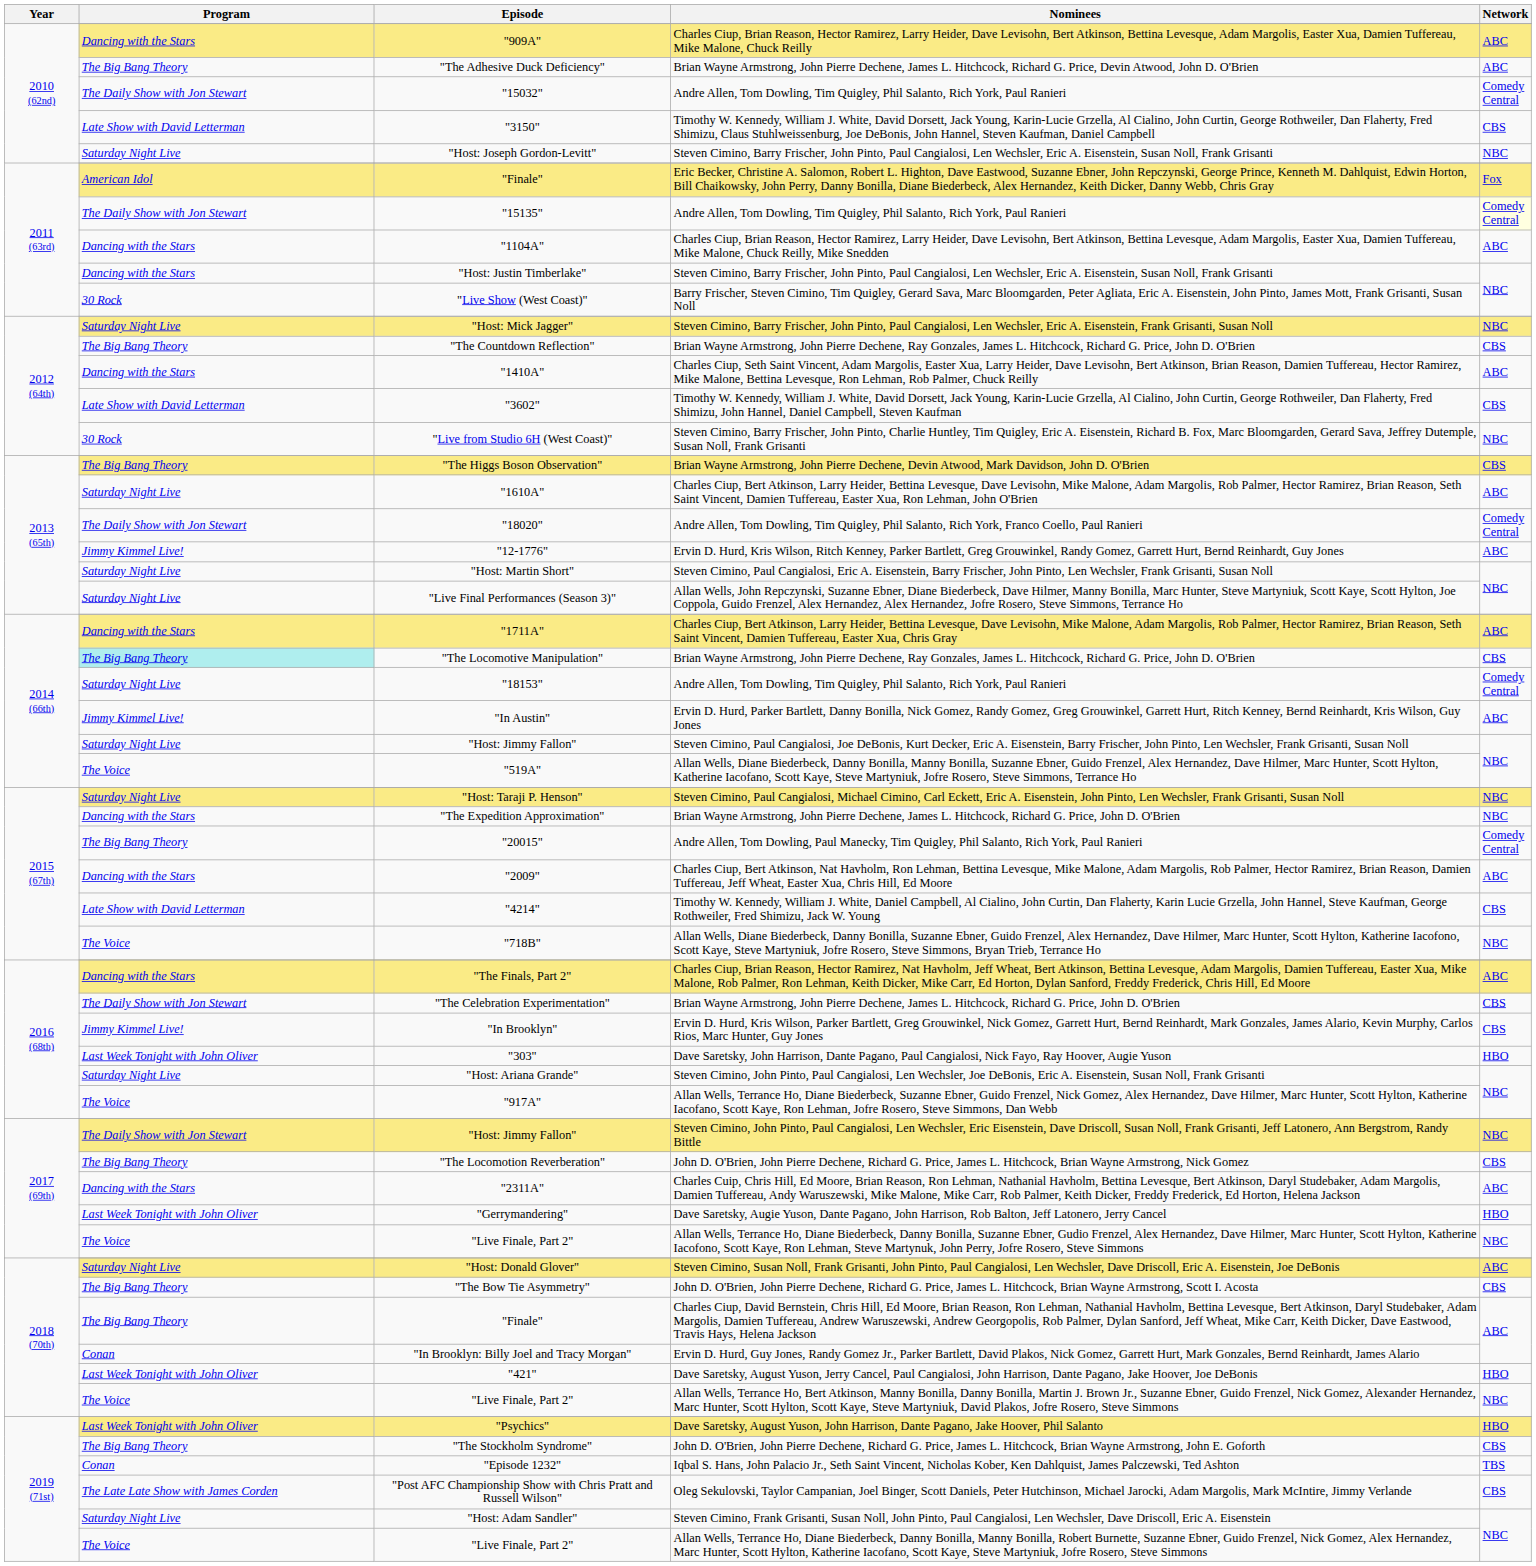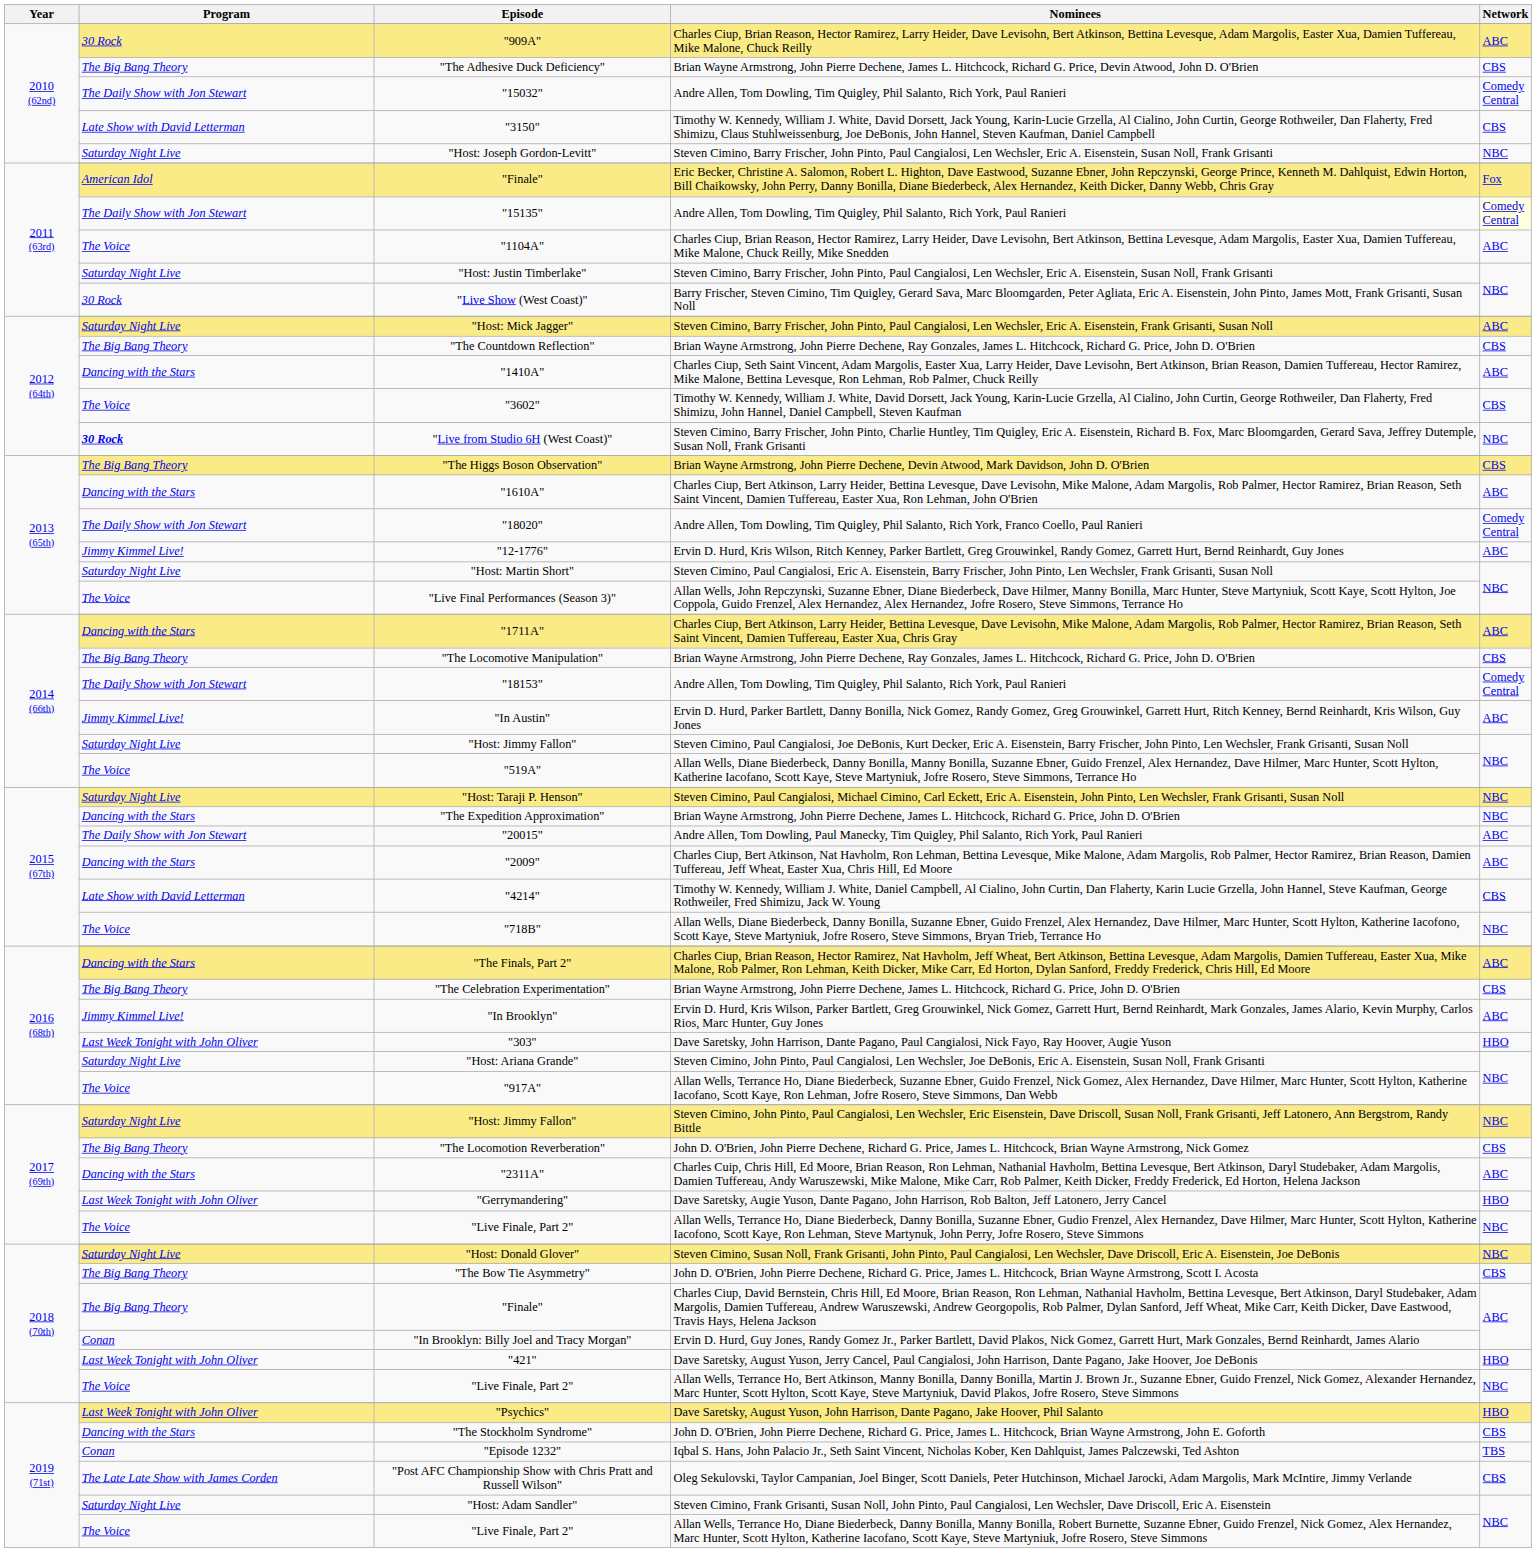(138, 40) Dancing with the Stars -> (102, 40) 30 Rock
(1495, 67) ABC -> (1494, 67) CBS
(138, 246) Dancing with the Stars -> (106, 246) The Voice
(138, 273) Dancing with the Stars -> (131, 273) Saturday Night Live
(1495, 326) NBC -> (1495, 326) ABC
(163, 405) Late Show with David Letterman -> (106, 405) The Voice
(102, 439) normal -> (102, 439) bold
(131, 491) Saturday Night Live -> (138, 491) Dancing with the Stars
(131, 597) Saturday Night Live -> (106, 597) The Voice
(135, 657) paleturquoise background -> (135, 657) no background
(131, 684) Saturday Night Live -> (164, 684) The Daily Show with Jon Stewart
(135, 842) The Big Bang Theory -> (164, 836) The Daily Show with Jon Stewart
(1503, 842) Comedy Central -> (1495, 836) ABC
(164, 1003) The Daily Show with Jon Stewart -> (135, 989) The Big Bang Theory
(1494, 1029) CBS -> (1495, 1015) ABC
(164, 1135) The Daily Show with Jon Stewart -> (131, 1121) Saturday Night Live
(1495, 1267) ABC -> (1495, 1253) NBC
(135, 1446) The Big Bang Theory -> (138, 1432) Dancing with the Stars
